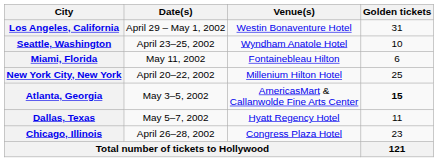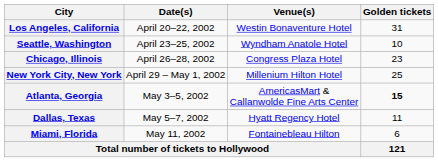(176, 28) April 29 – May 1, 2002 -> (176, 28) April 20–22, 2002
rows swapped: (64, 133) <-> (64, 59)
(176, 75) April 20–22, 2002 -> (176, 75) April 29 – May 1, 2002
